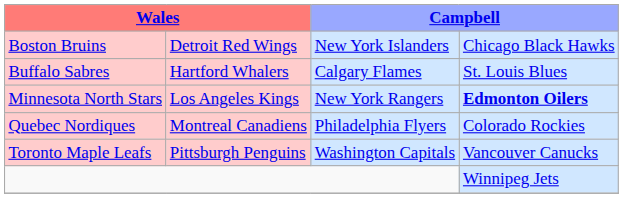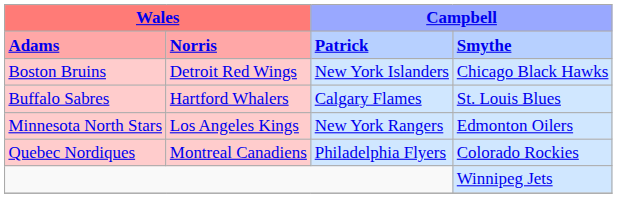+ row: (34, 44)
(525, 98) bold -> (515, 125) normal
- row: (80, 152)
